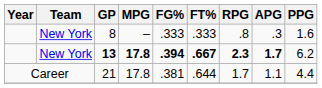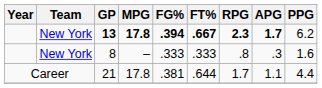rows swapped: (112, 34) <-> (109, 54)
